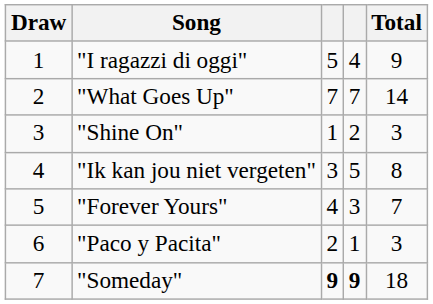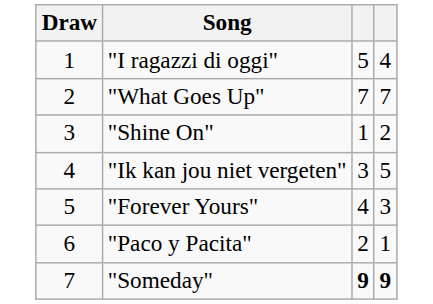- column: (397, 22)
